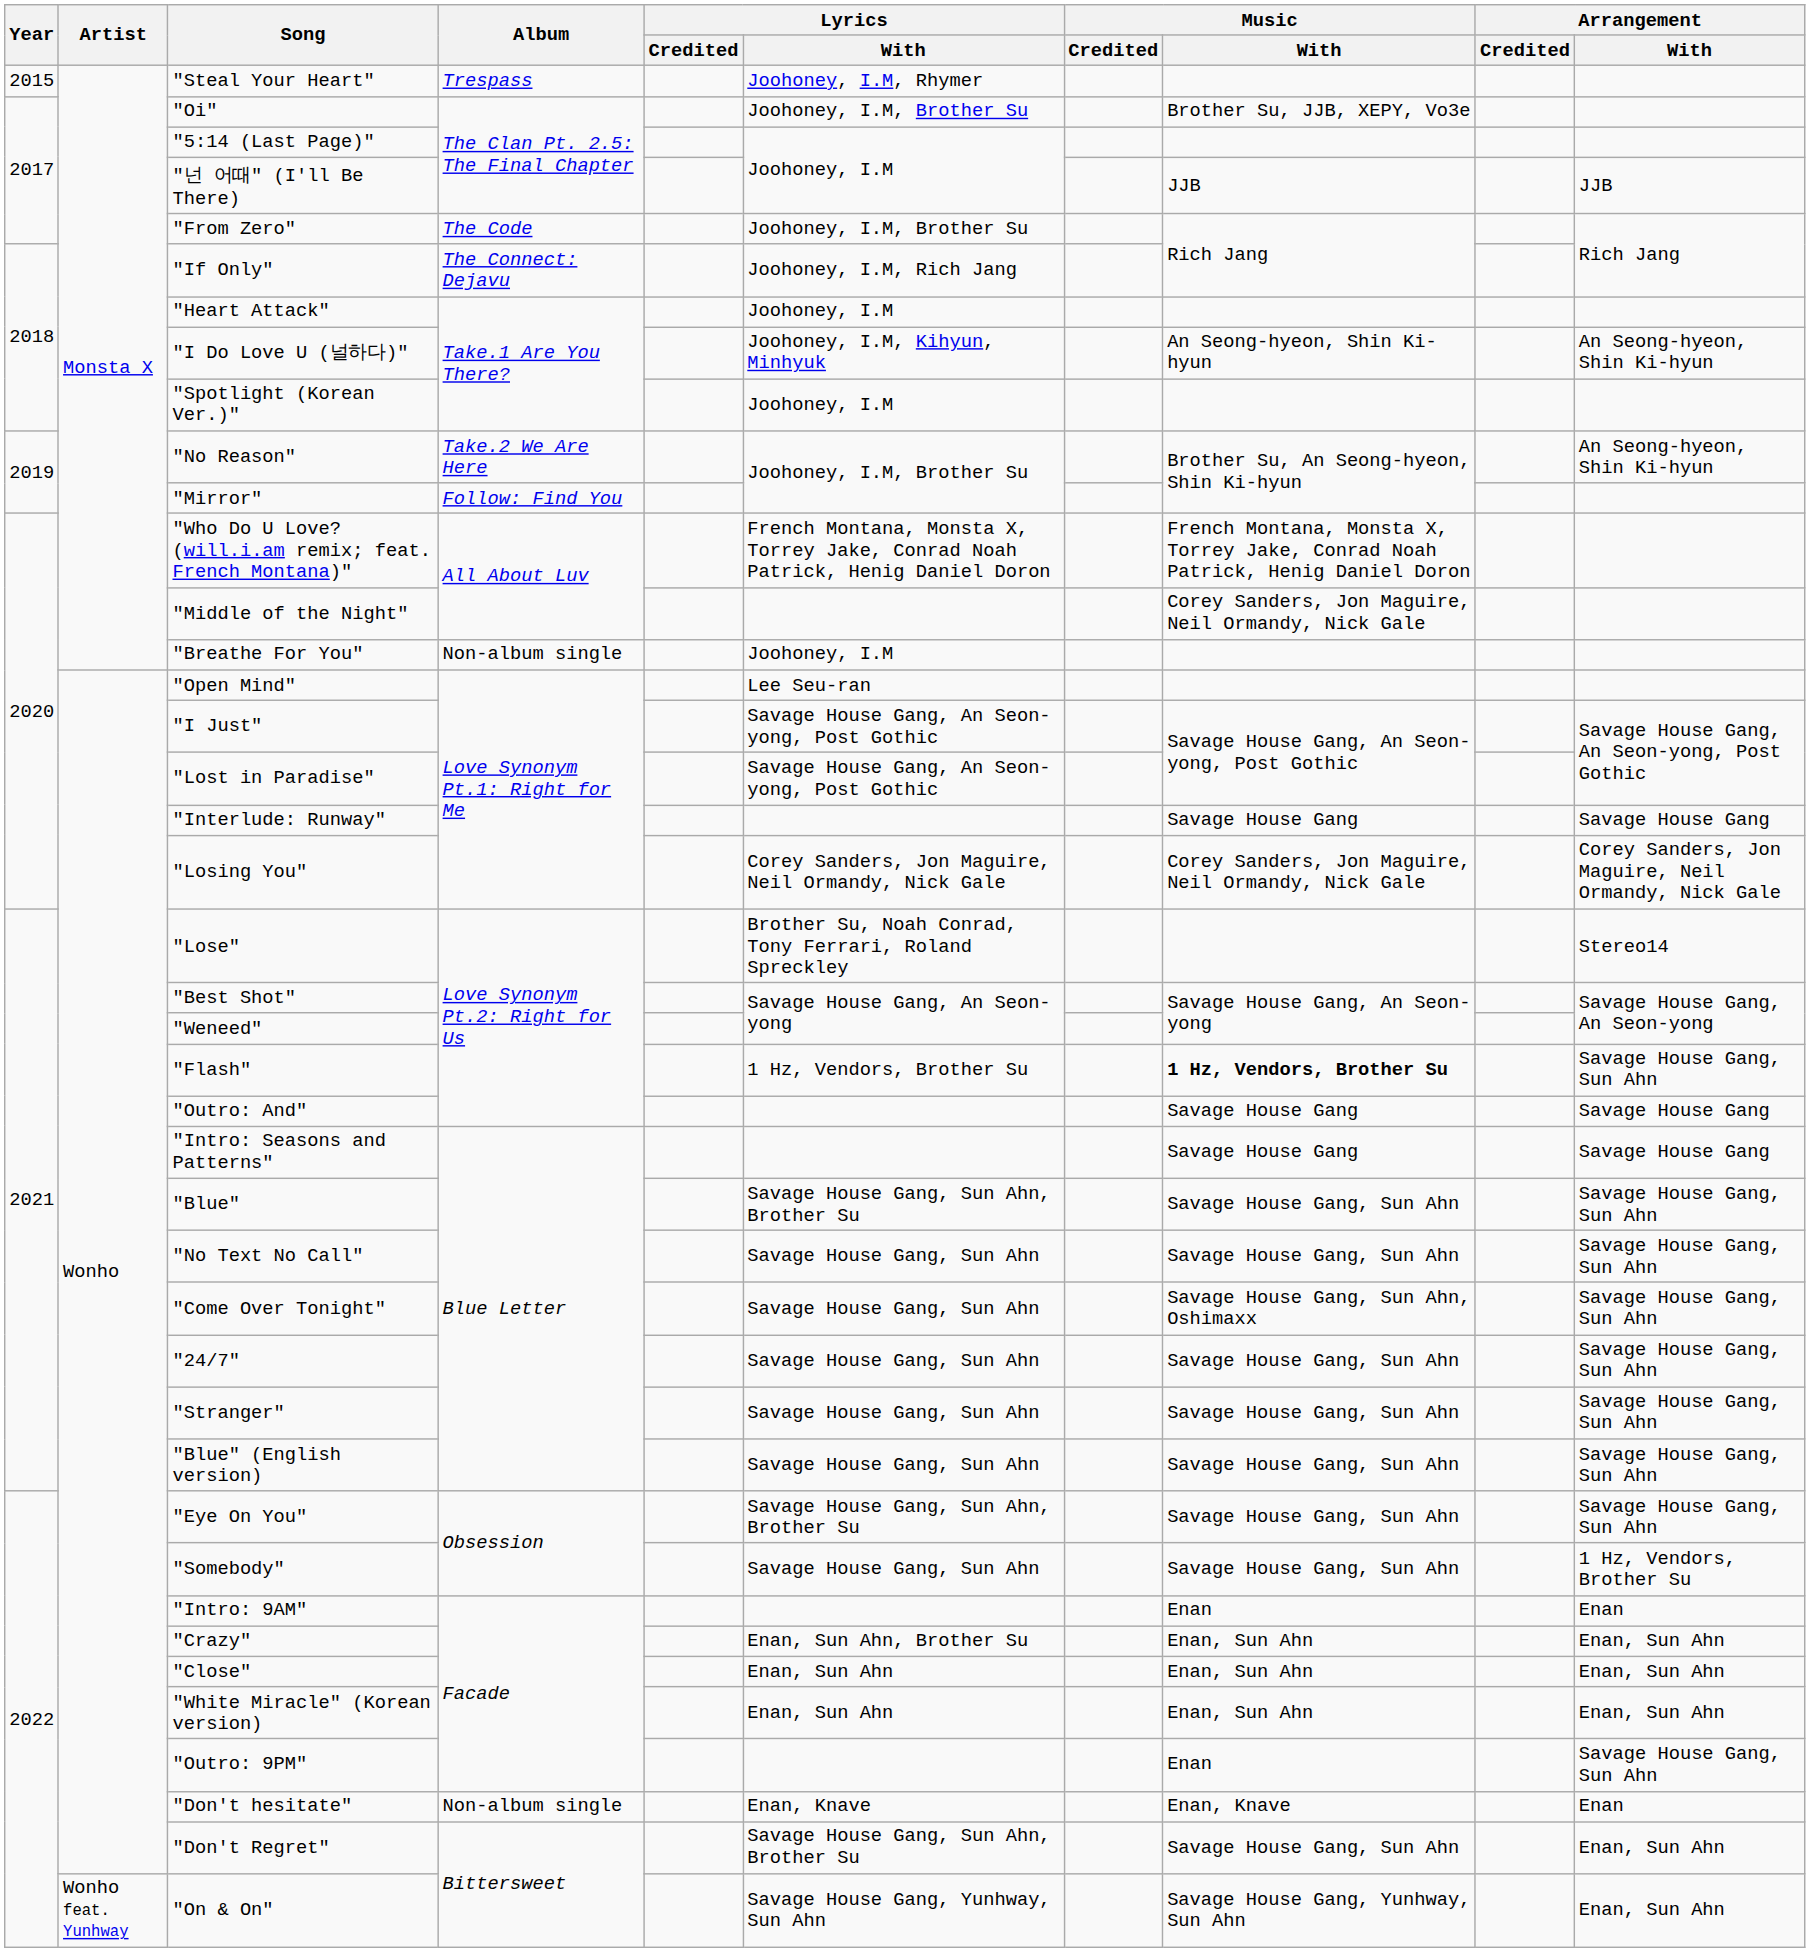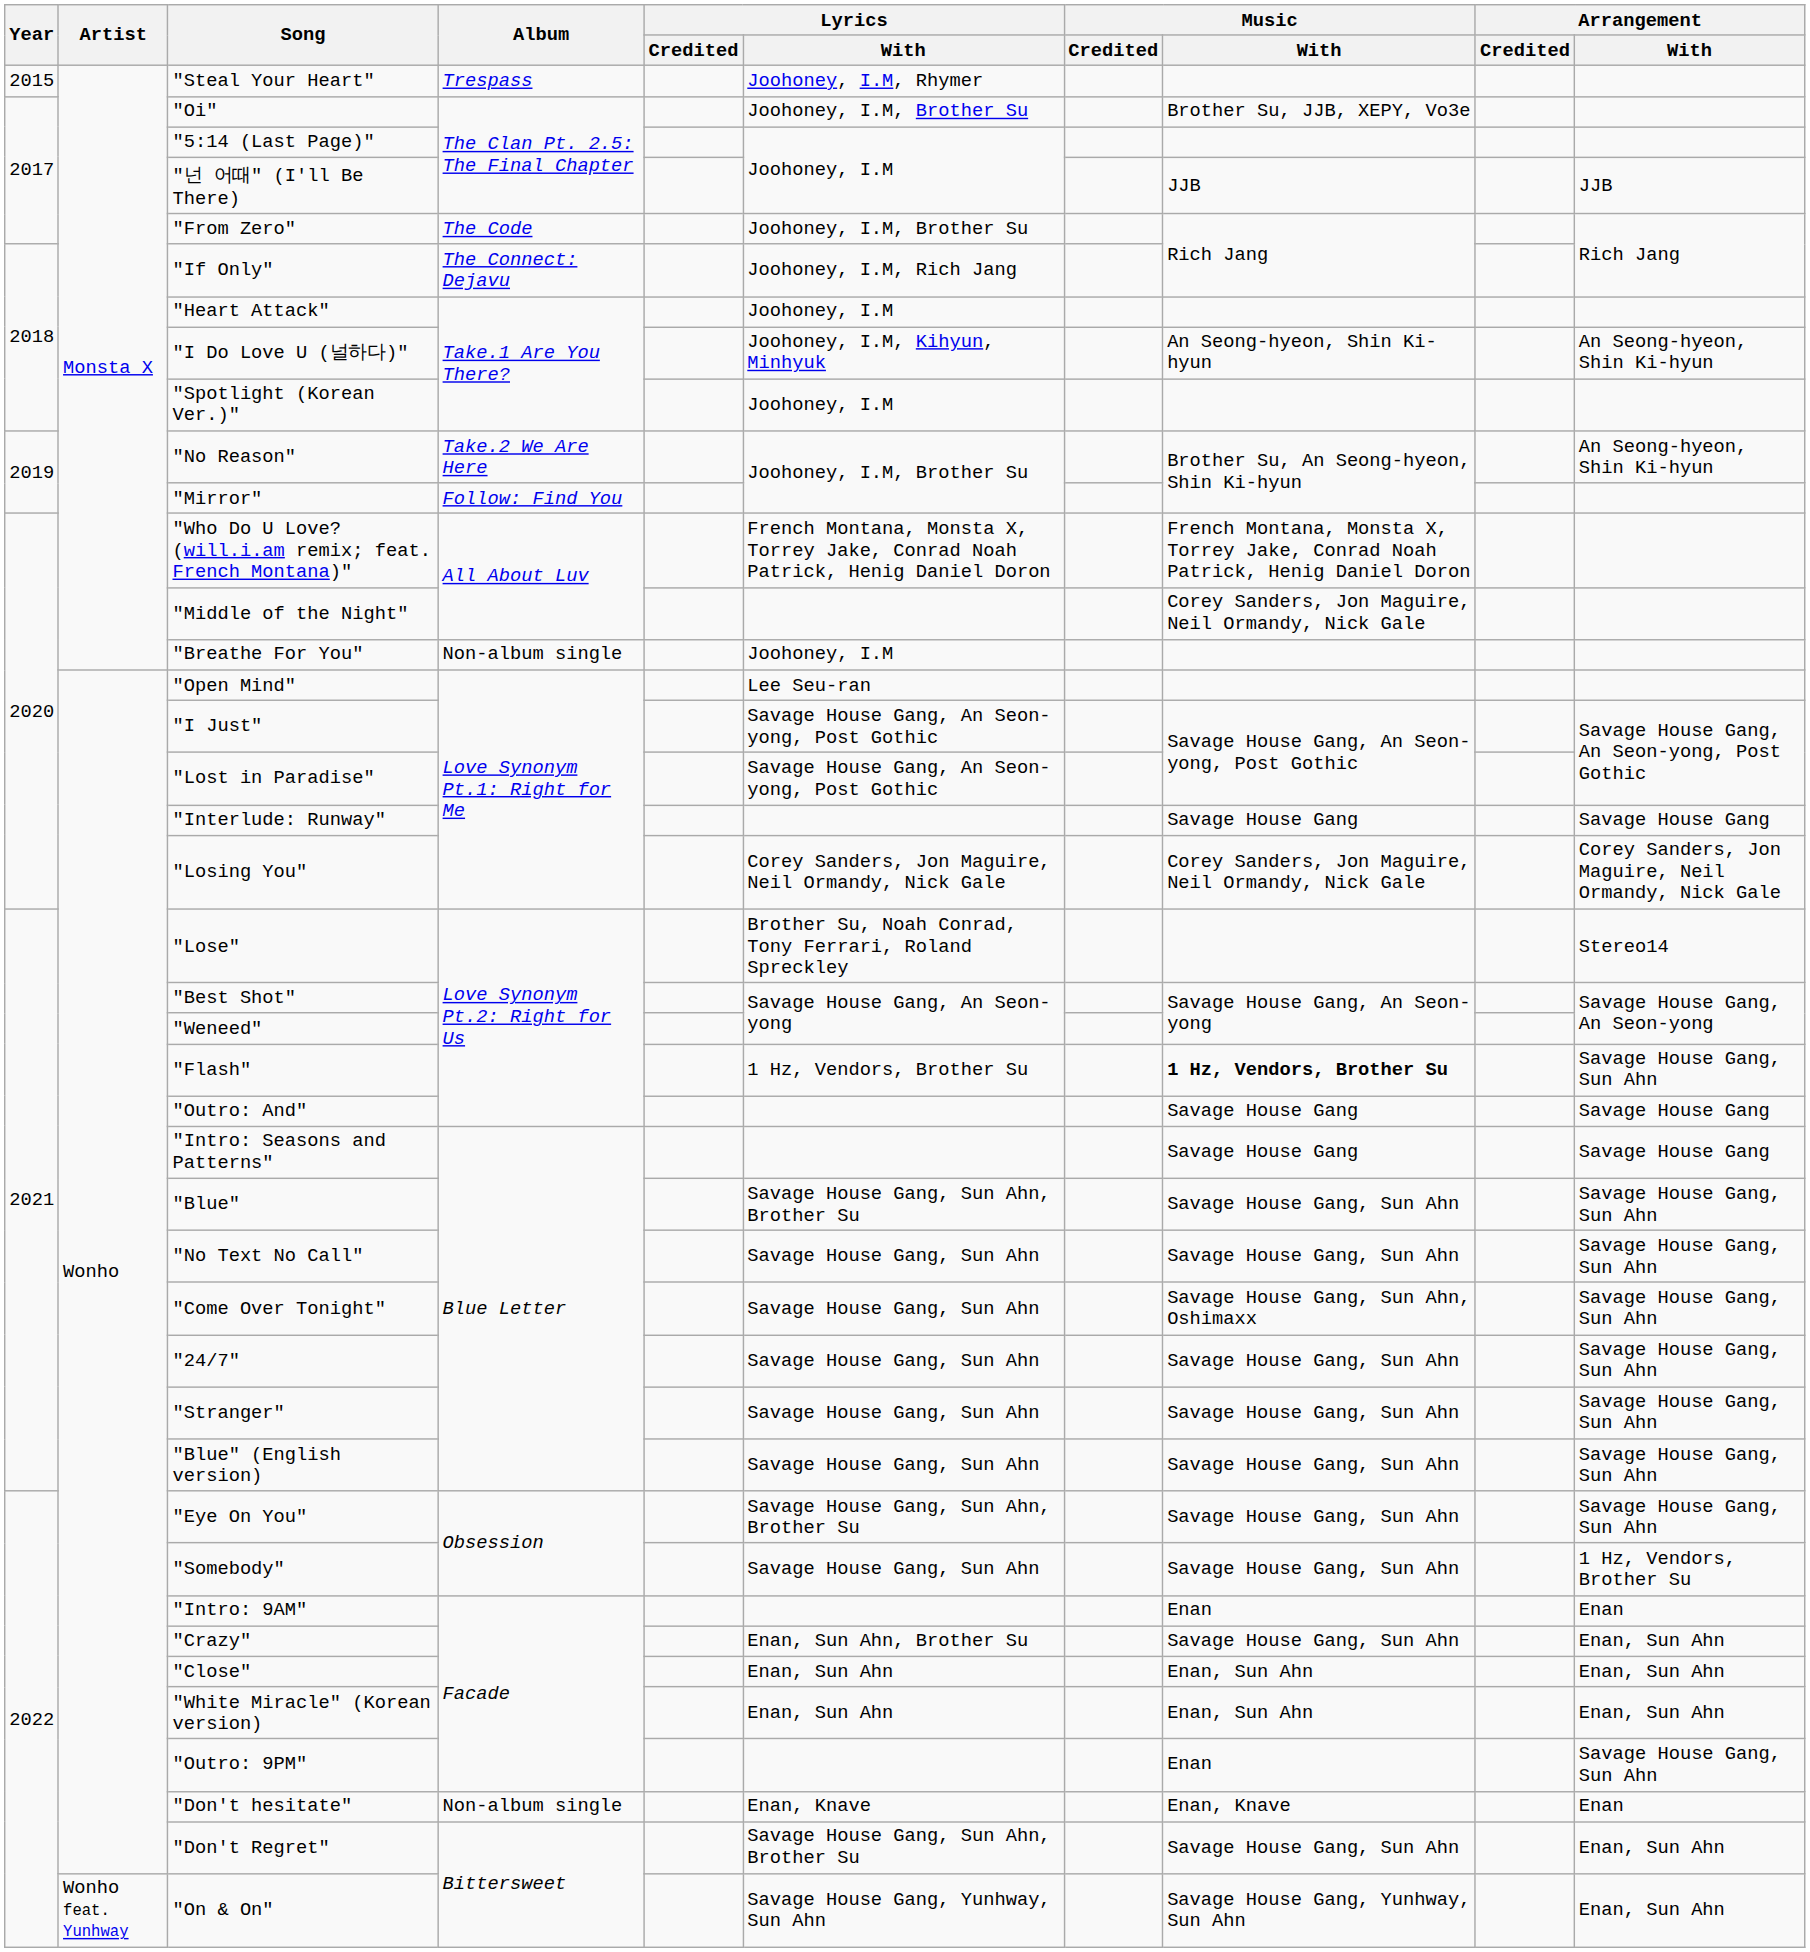(1240, 1641) Enan, Sun Ahn -> (1313, 1641) Savage House Gang, Sun Ahn
